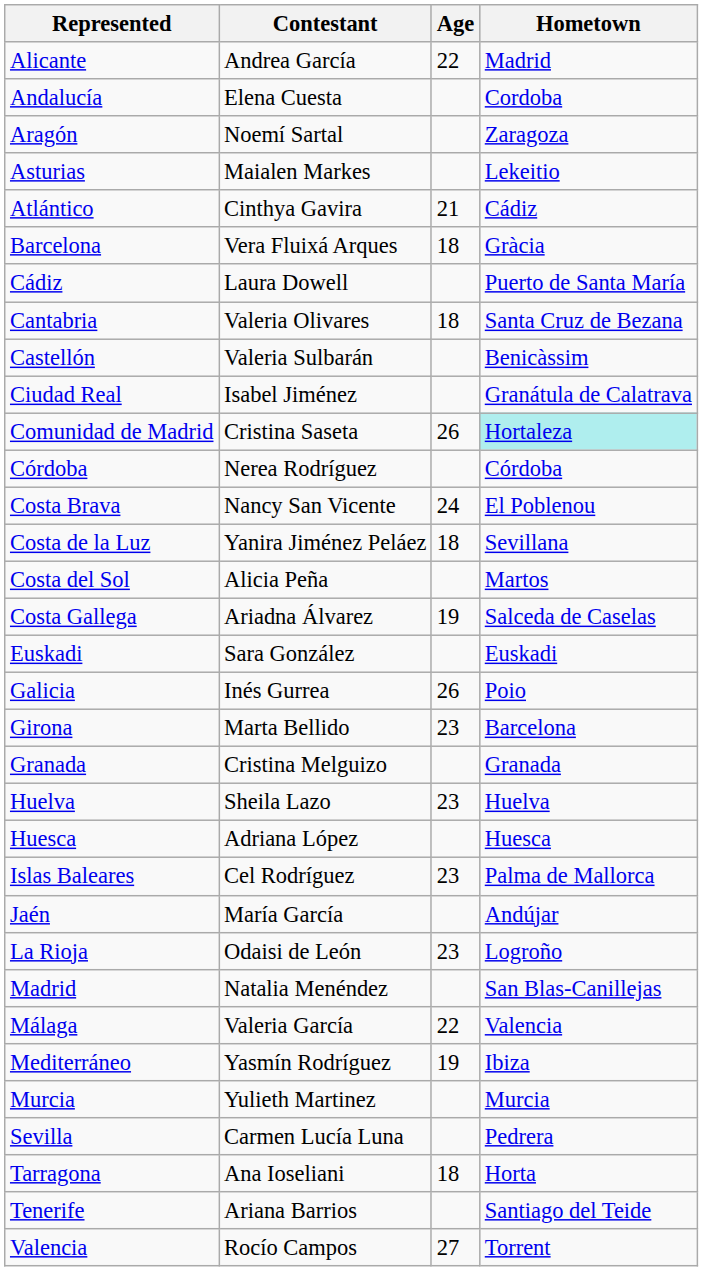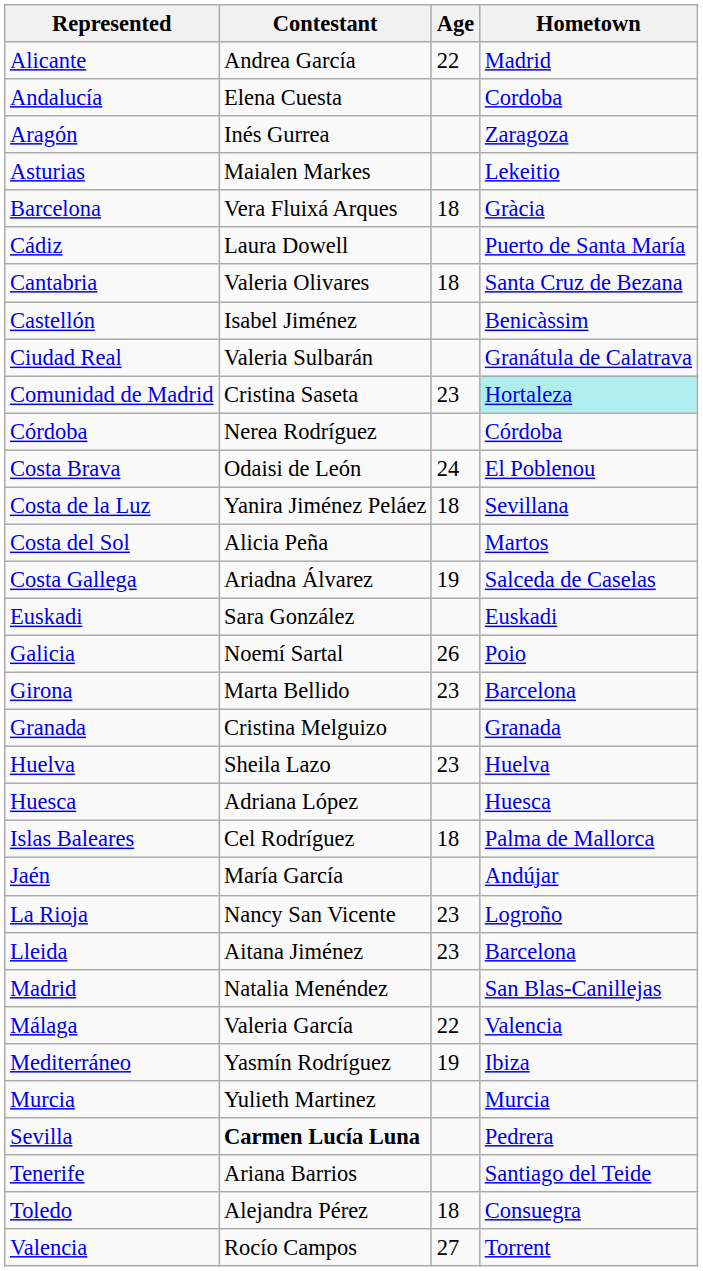(284, 134) Noemí Sartal -> (277, 134) Inés Gurrea
- row: (52, 208)
(299, 357) Valeria Sulbarán -> (290, 319) Isabel Jiménez
(290, 394) Isabel Jiménez -> (299, 357) Valeria Sulbarán
(448, 431) 26 -> (448, 394) 23
(310, 505) Nancy San Vicente -> (293, 468) Odaisi de León
(277, 690) Inés Gurrea -> (284, 653) Noemí Sartal
(448, 876) 23 -> (448, 839) 18
(293, 950) Odaisi de León -> (310, 913) Nancy San Vicente
+ row: (39, 950)
(314, 1136) normal -> (322, 1136) bold
- row: (55, 1173)
+ row: (41, 1210)
